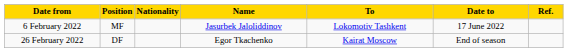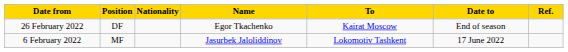rows swapped: (52, 26) <-> (52, 41)
